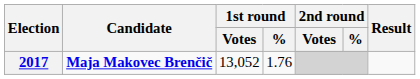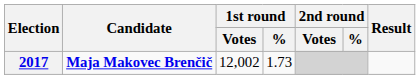(239, 62) 13,052 -> (239, 62) 12,002
(279, 62) 1.76 -> (279, 62) 1.73
